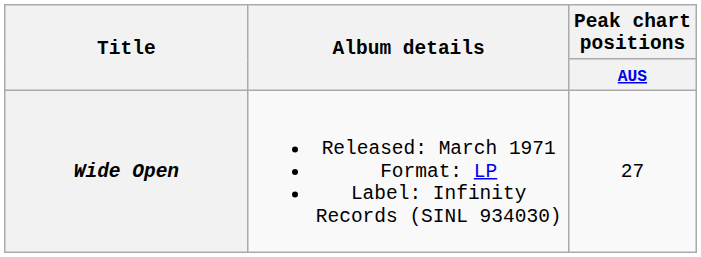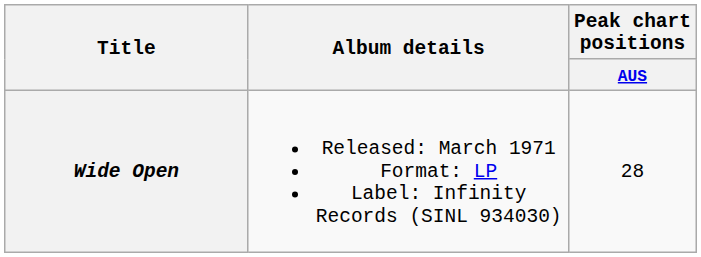(632, 171) 27 -> (632, 171) 28
